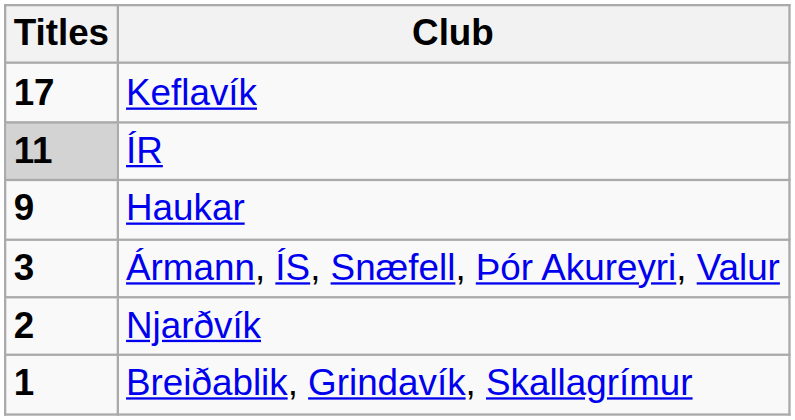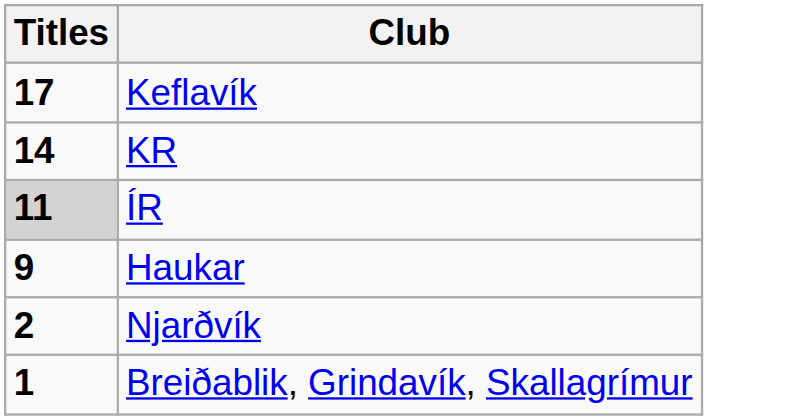+ row: (152, 150)
- row: (453, 267)
